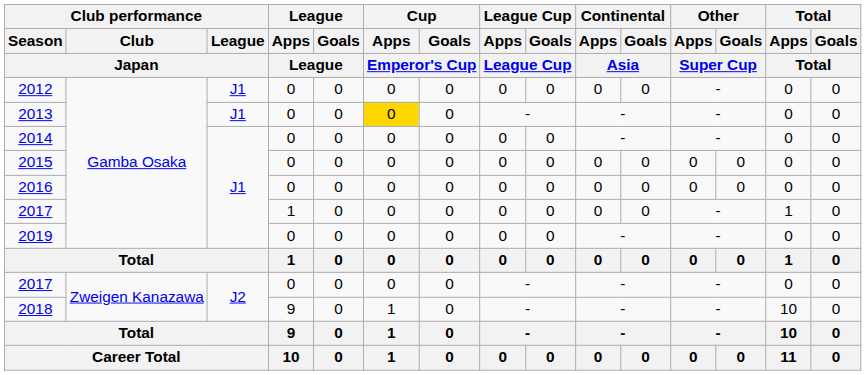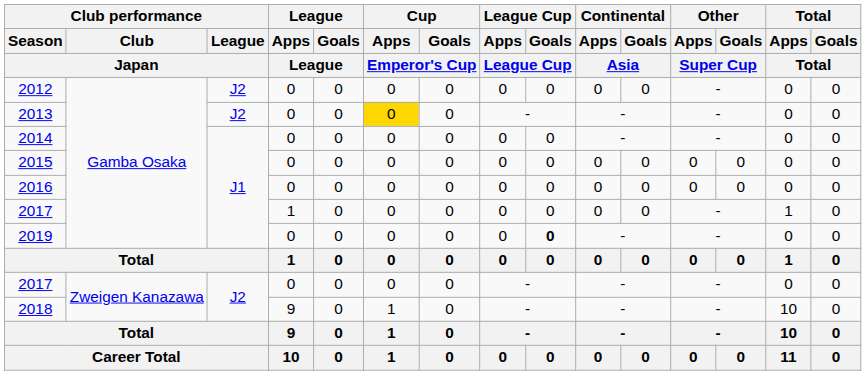(238, 89) J1 -> (238, 89) J2
(238, 114) J1 -> (238, 114) J2
(550, 235) normal -> (550, 235) bold
